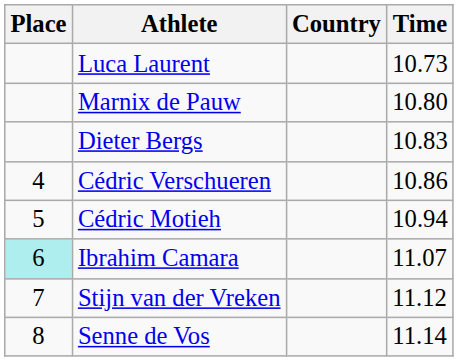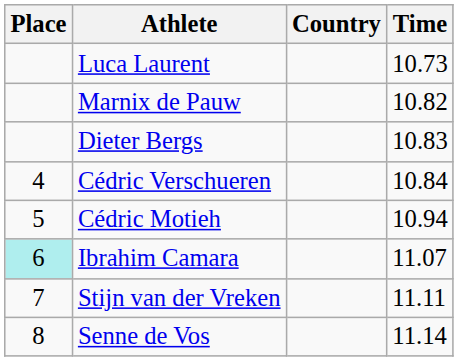(420, 102) 10.80 -> (420, 102) 10.82
(420, 180) 10.86 -> (420, 180) 10.84
(420, 297) 11.12 -> (419, 297) 11.11
